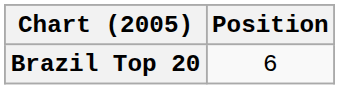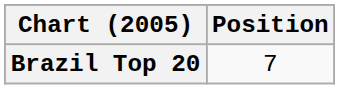(270, 64) 6 -> (270, 64) 7
